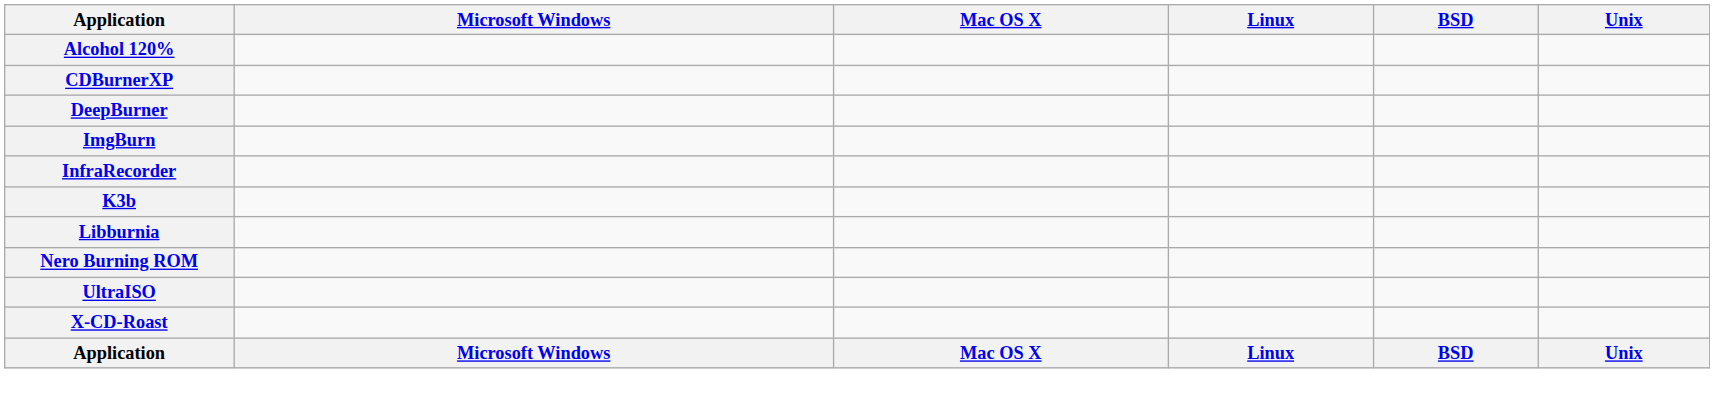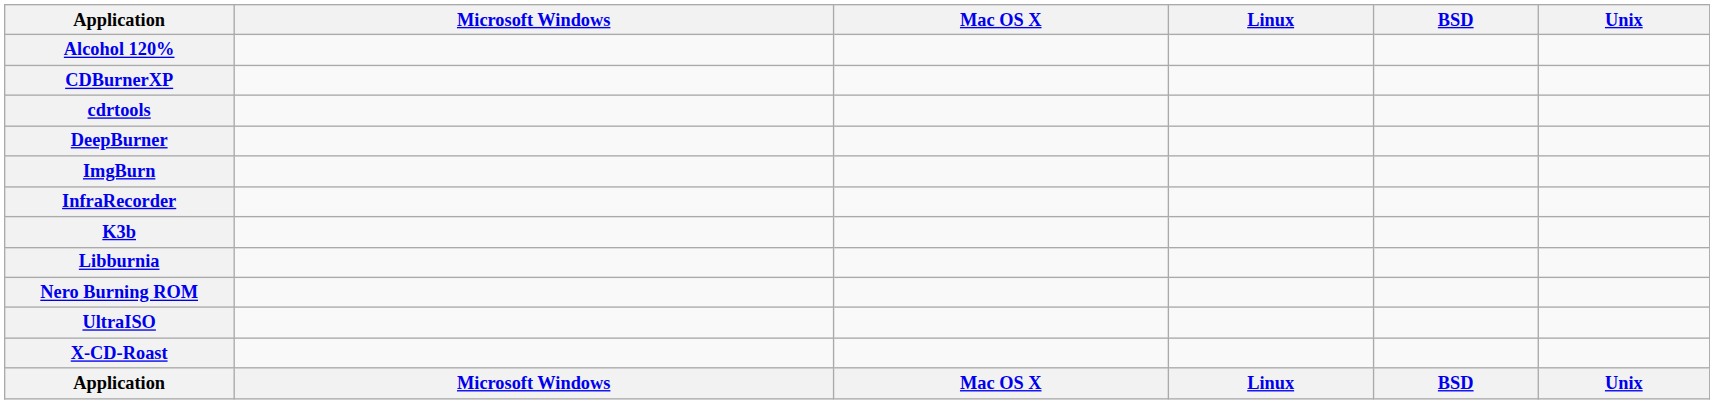+ row: (119, 110)
